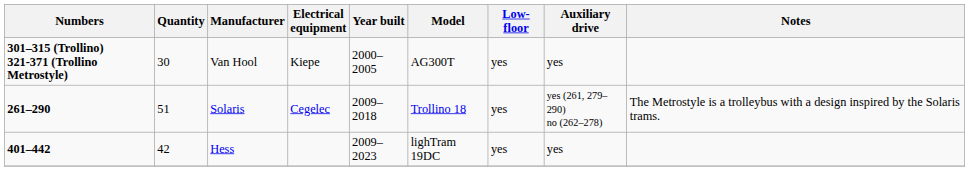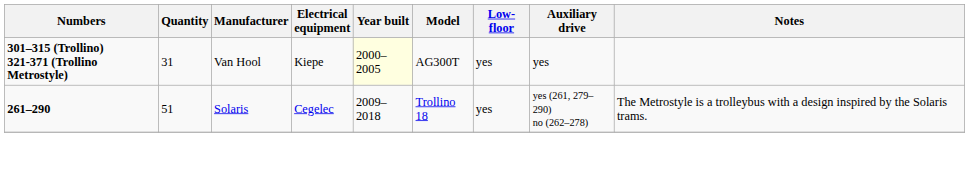(163, 61) 30 -> (167, 61) 31
(368, 61) no background -> (371, 61) lightyellow background
- row: (222, 149)
